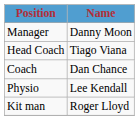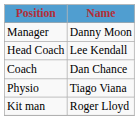(98, 50) Tiago Viana -> (99, 50) Lee Kendall
(99, 87) Lee Kendall -> (98, 87) Tiago Viana
